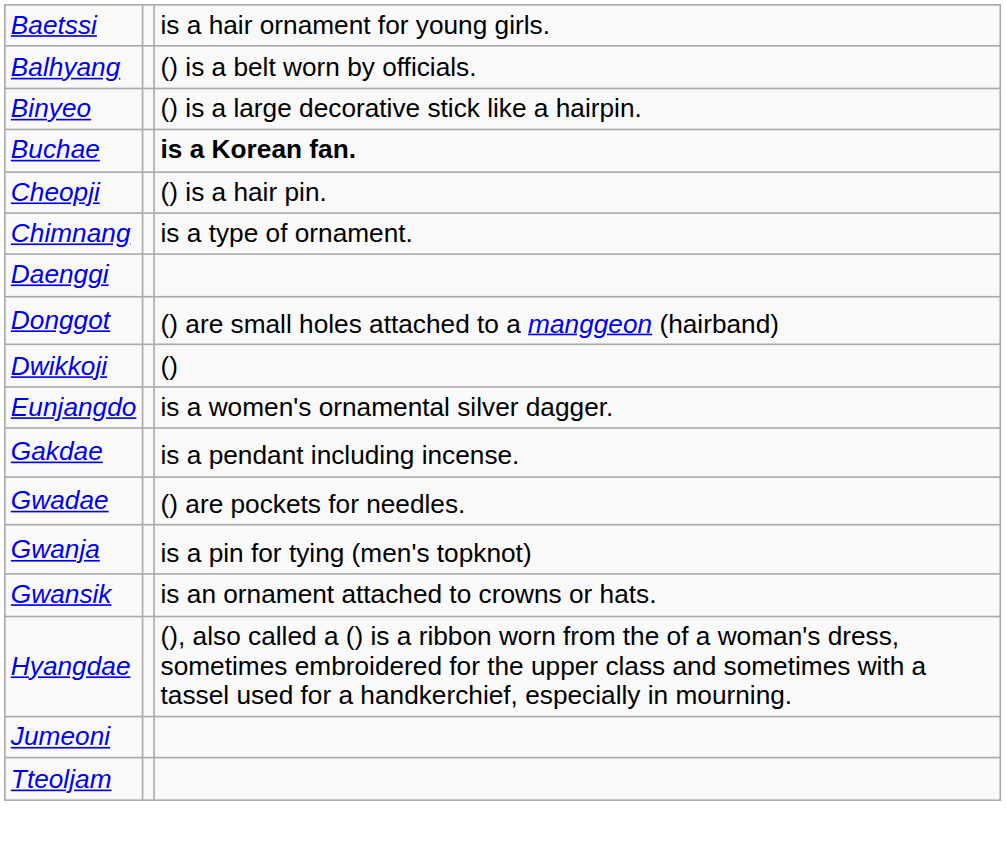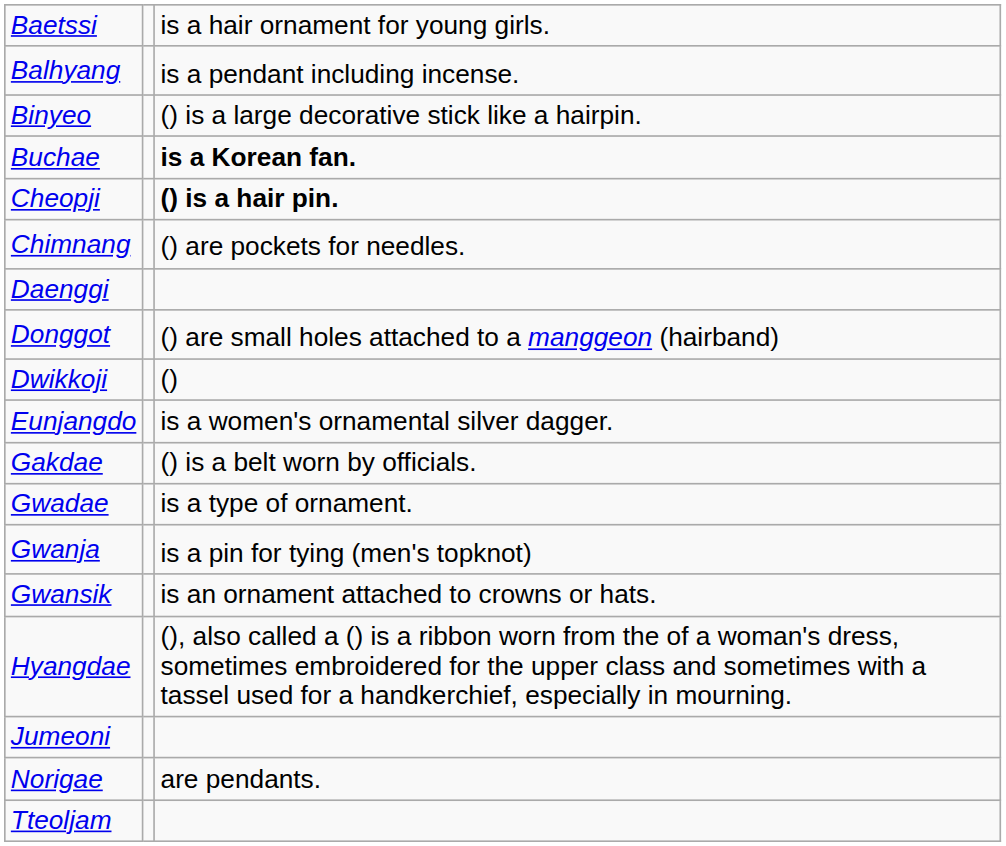(319, 66) () is a belt worn by officials. -> (340, 74) is a pendant including incense.
(244, 191) normal -> (249, 198) bold
(287, 233) is a type of ornament. -> (313, 247) () are pockets for needles.
(340, 455) is a pendant including incense. -> (319, 462) () is a belt worn by officials.
(313, 504) () are pockets for needles. -> (287, 504) is a type of ornament.
+ row: (57, 778)
